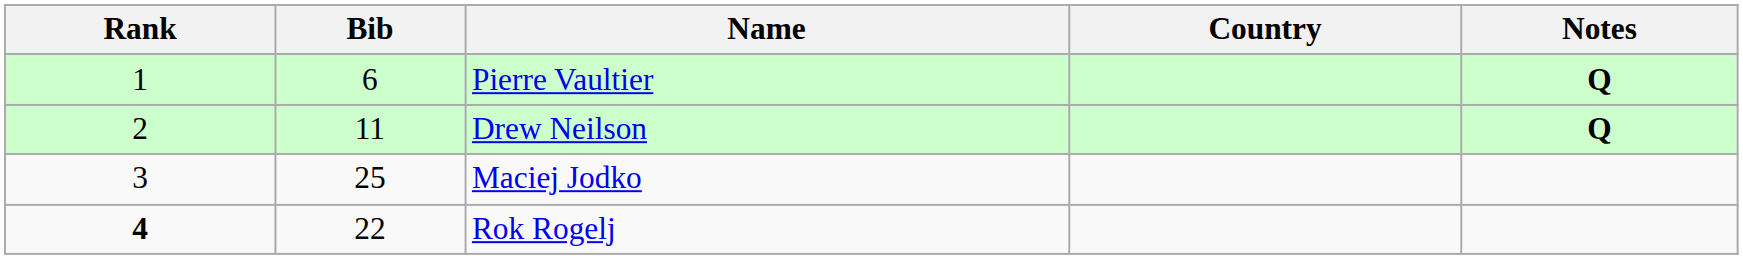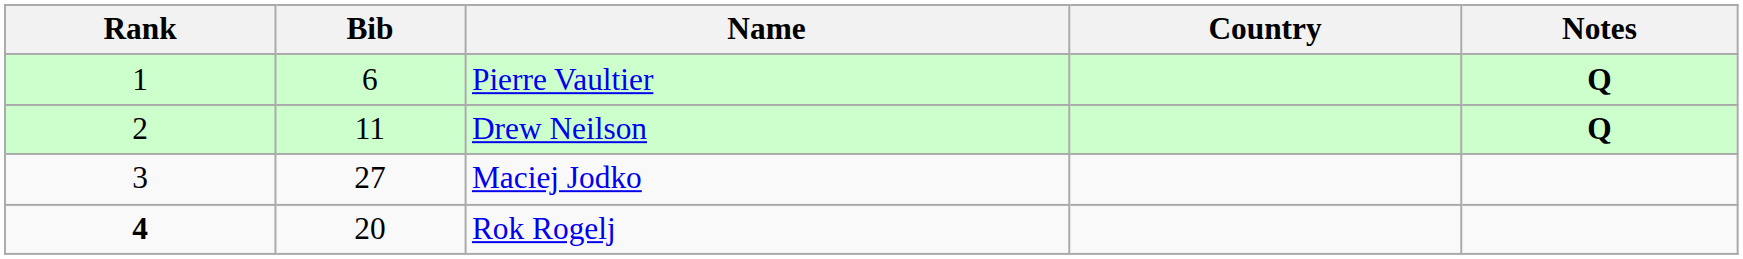(370, 178) 25 -> (370, 178) 27
(370, 228) 22 -> (370, 228) 20
